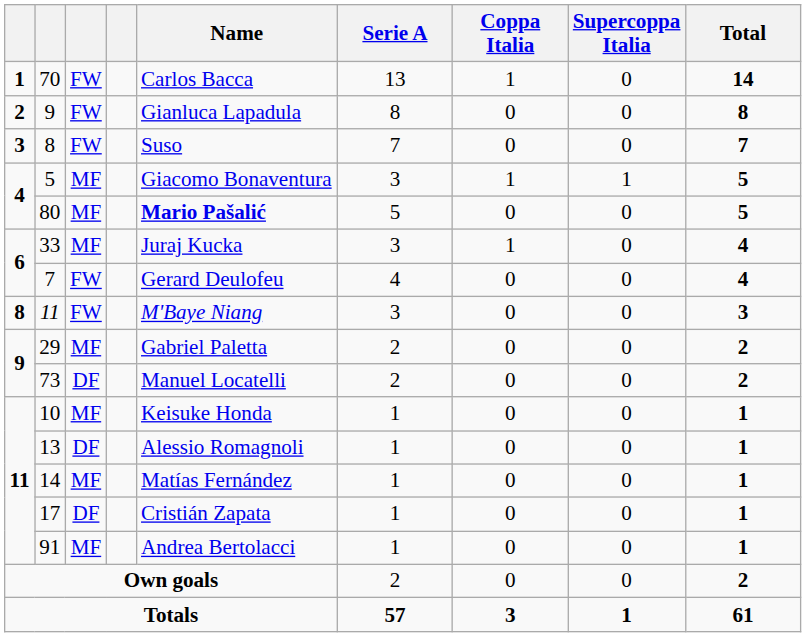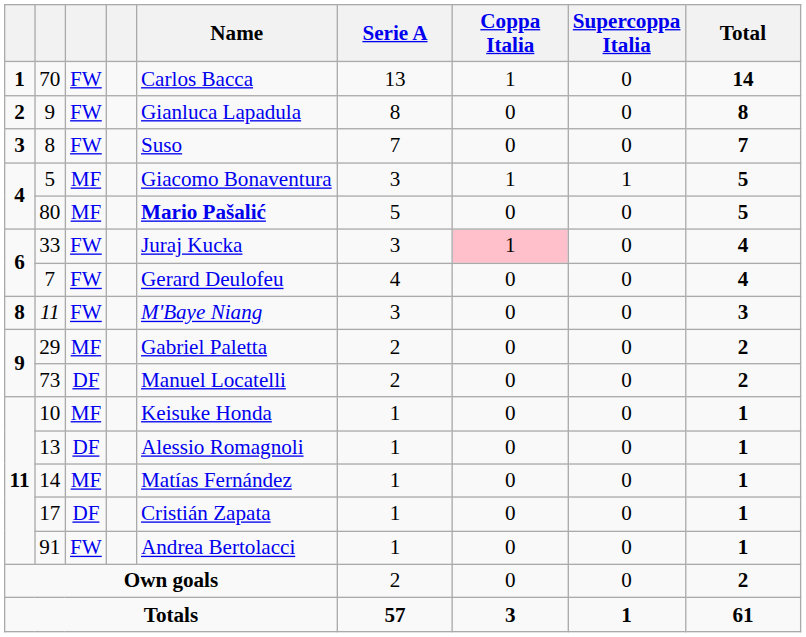(86, 245) MF -> (86, 245) FW
(510, 245) no background -> (510, 245) pink background
(86, 547) MF -> (86, 547) FW
